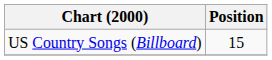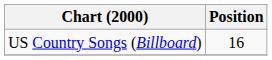(236, 42) 15 -> (236, 42) 16
